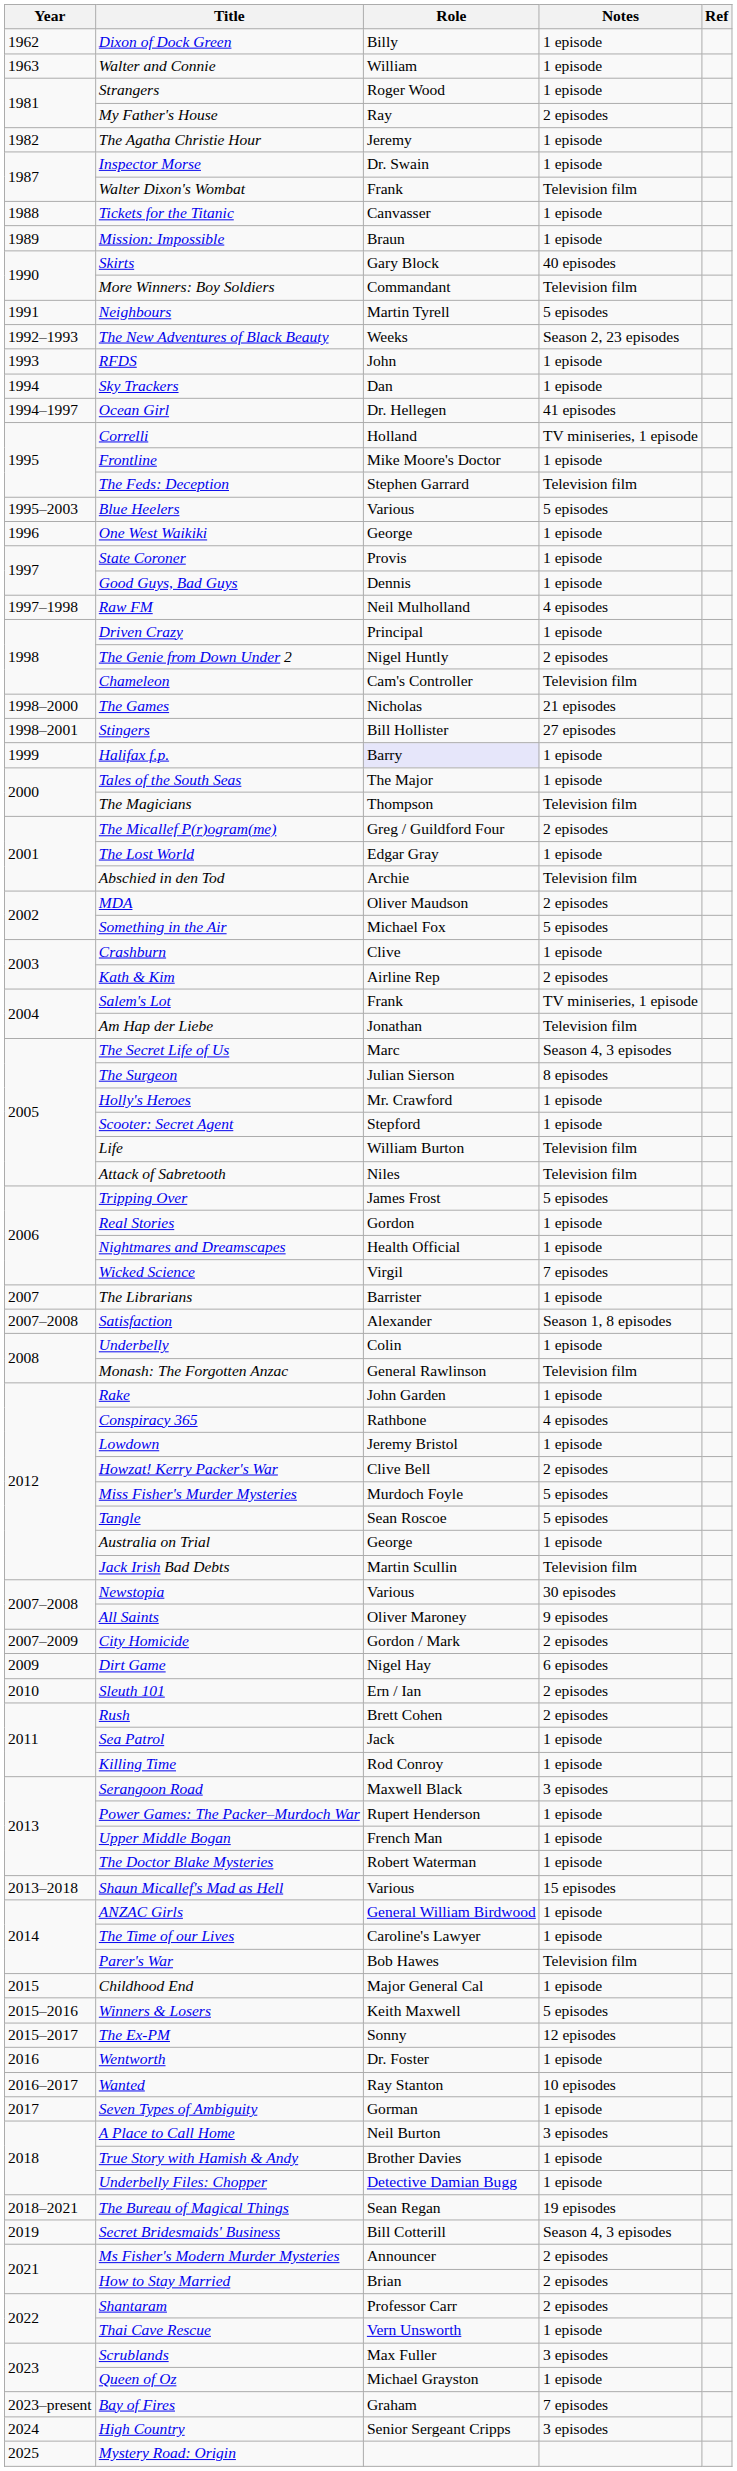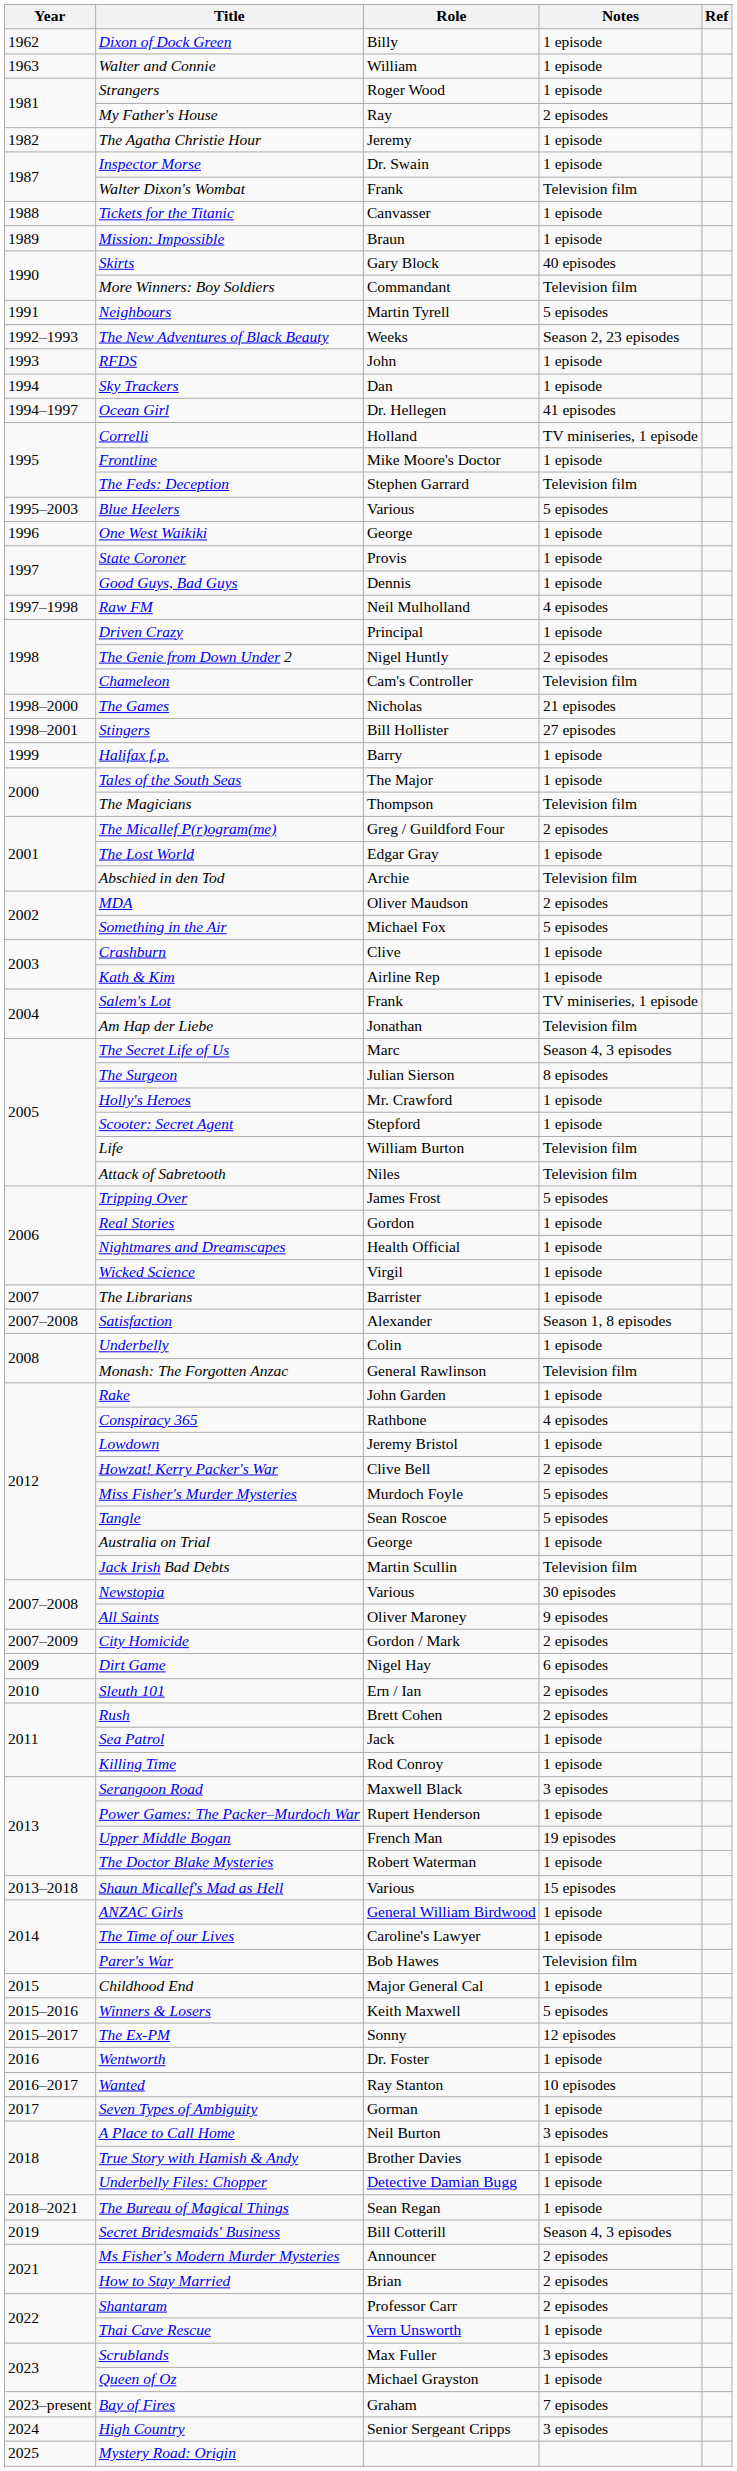(385, 755) lavender background -> (385, 755) no background
(576, 976) 2 episodes -> (573, 976) 1 episode
(576, 1272) 7 episodes -> (573, 1272) 1 episode
(573, 1838) 1 episode -> (579, 1838) 19 episodes
(579, 2207) 19 episodes -> (573, 2207) 1 episode
